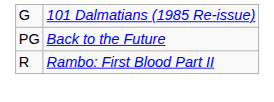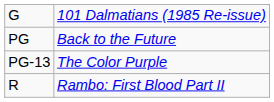+ row: (29, 62)
